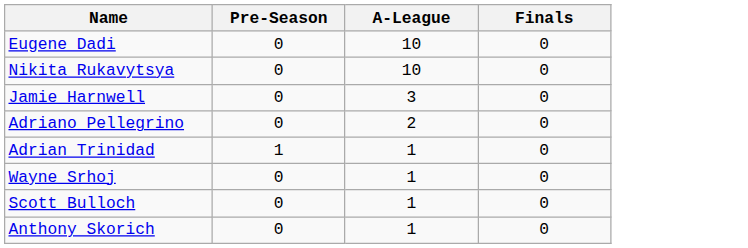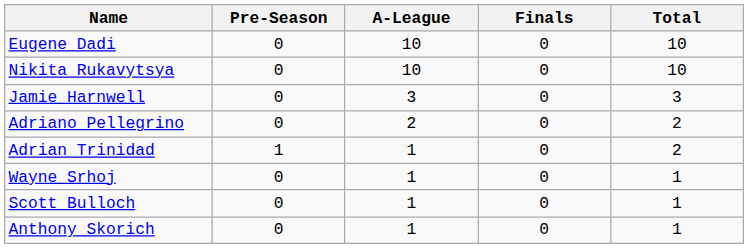+ column: (677, 18)
